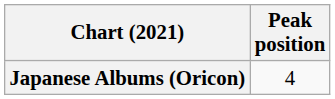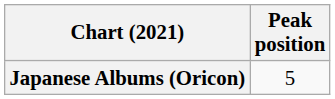(290, 77) 4 -> (290, 77) 5
